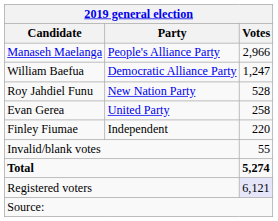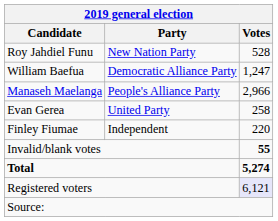rows swapped: (55, 52) <-> (50, 91)
(264, 149) normal -> (264, 149) bold
